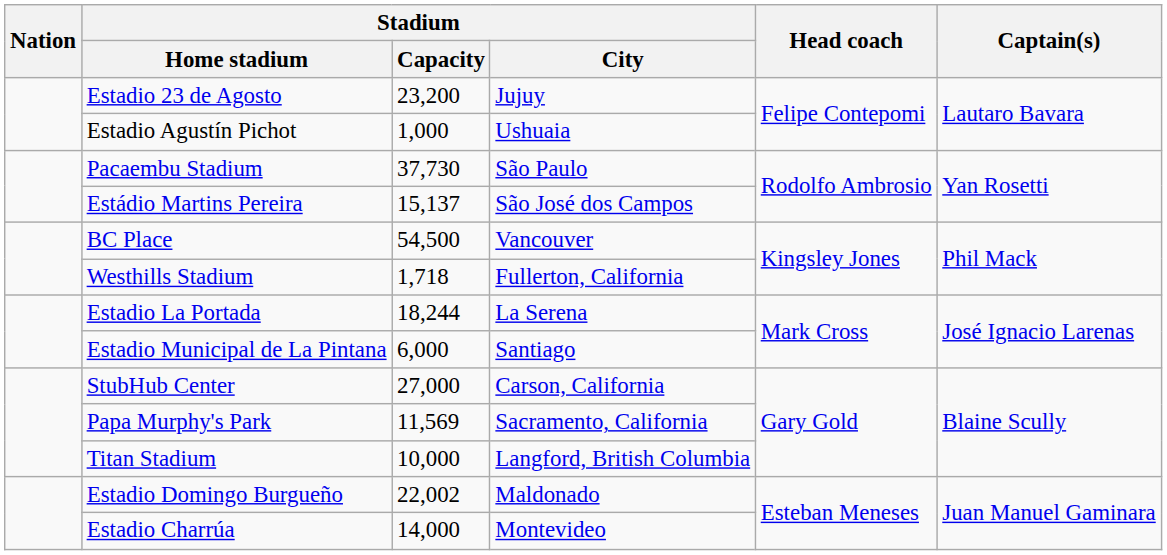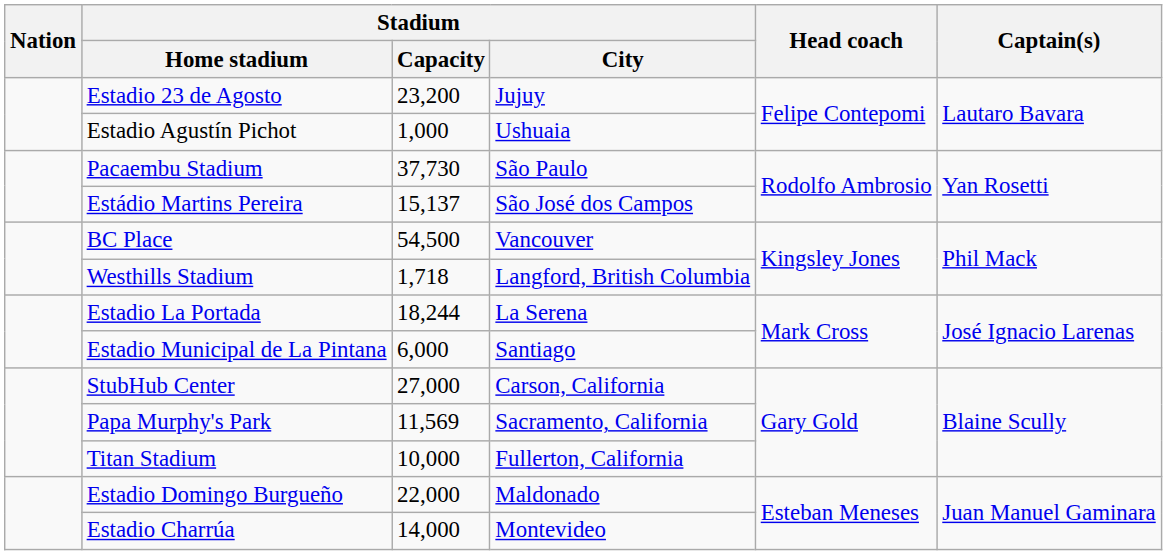(589, 276) Fullerton, California -> (623, 276) Langford, British Columbia
(623, 458) Langford, British Columbia -> (589, 458) Fullerton, California
(429, 494) 22,002 -> (429, 494) 22,000
